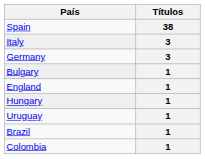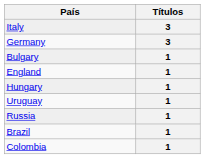- row: (19, 27)
+ row: (21, 116)
